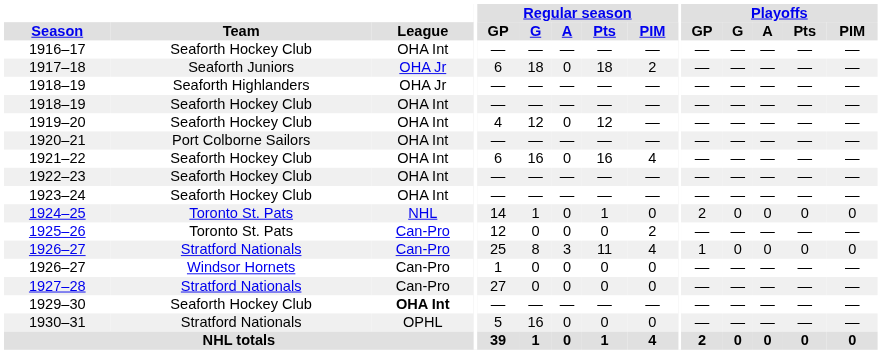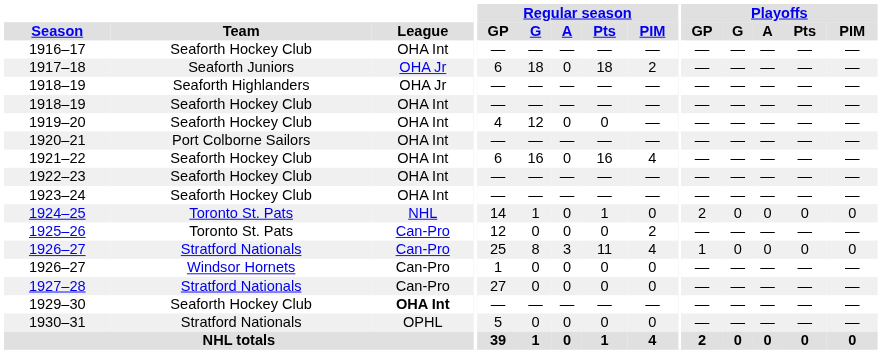(605, 122) 12 -> (605, 122) 0
(536, 322) 16 -> (536, 322) 0
